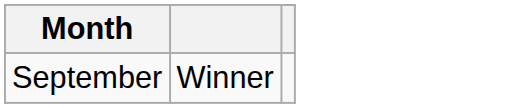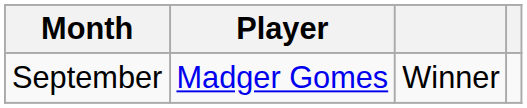+ column: (282, 28)
